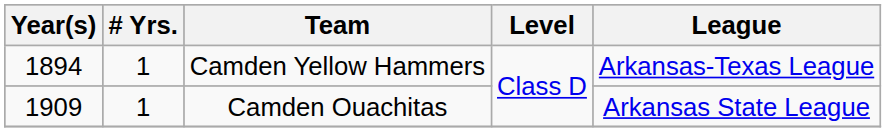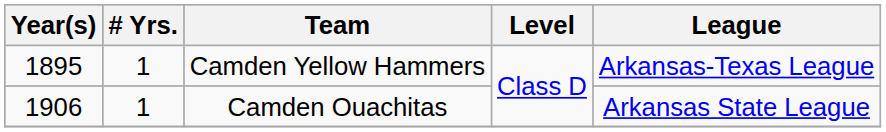(54, 66) 1894 -> (54, 66) 1895
(54, 107) 1909 -> (54, 107) 1906
